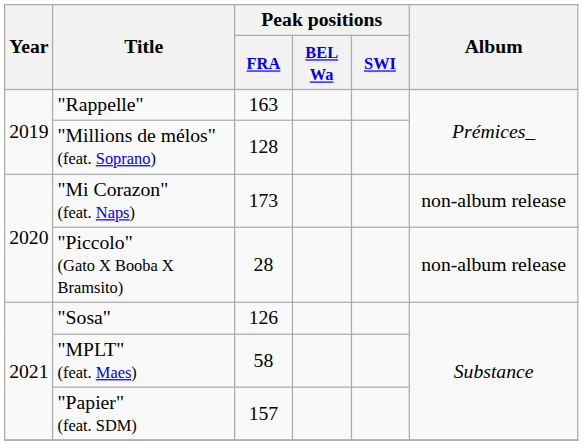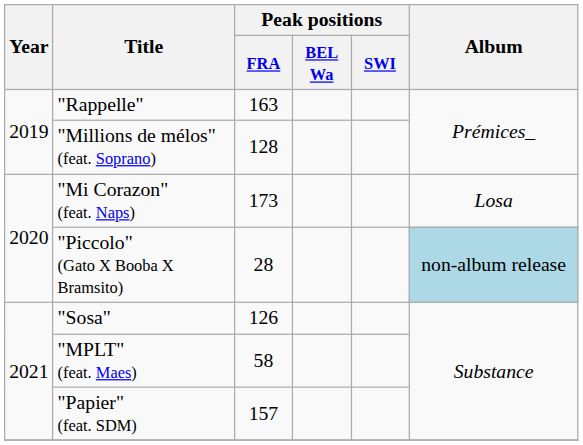(494, 200) non-album release -> (494, 200) Losa
(494, 264) no background -> (494, 264) lightblue background
